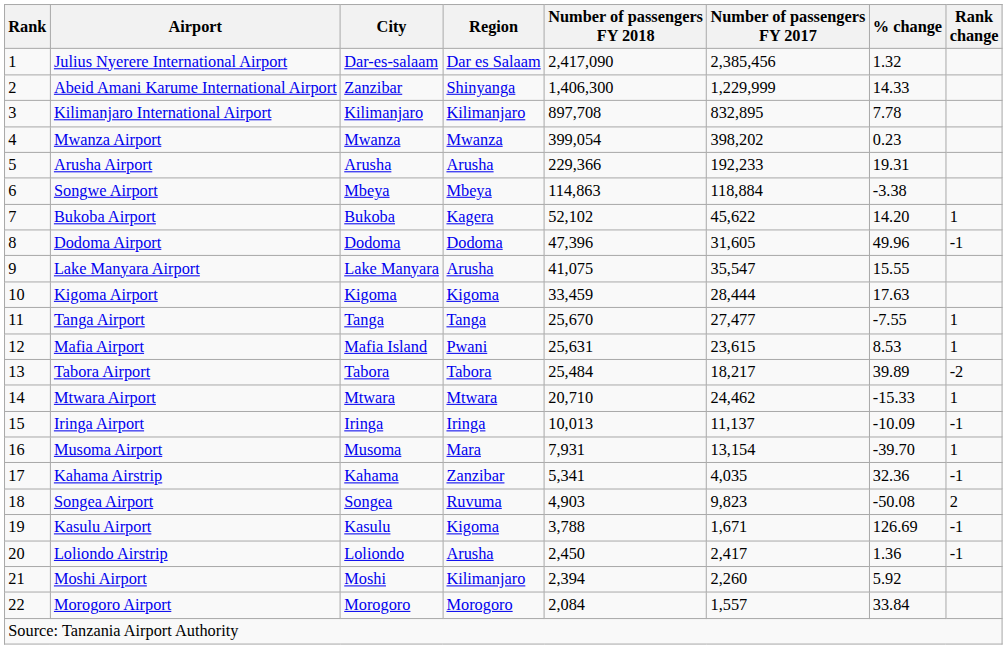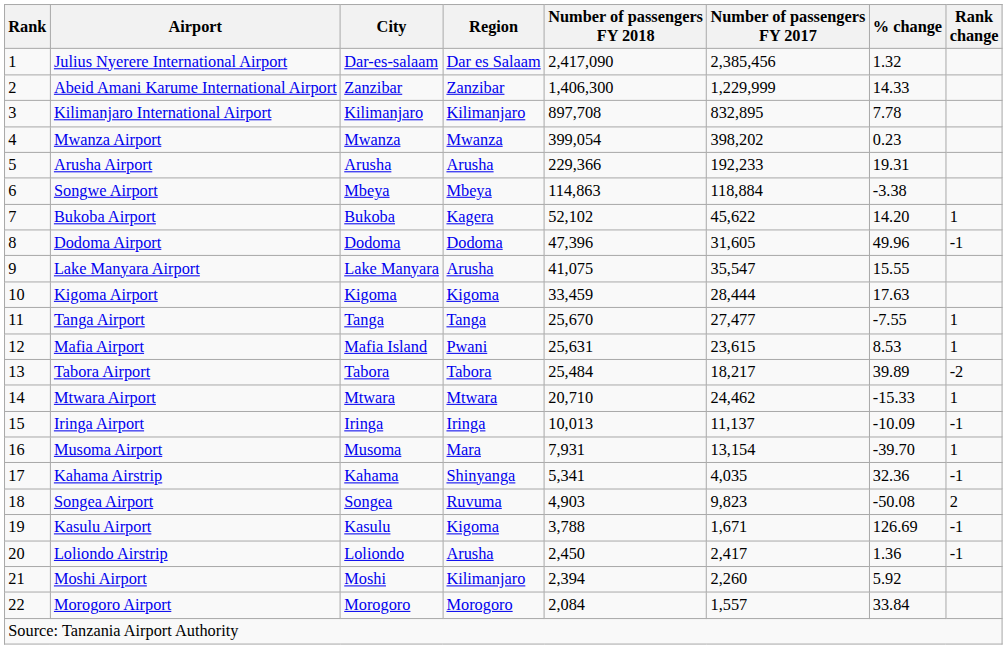(481, 87) Shinyanga -> (475, 87) Zanzibar
(475, 475) Zanzibar -> (481, 475) Shinyanga
